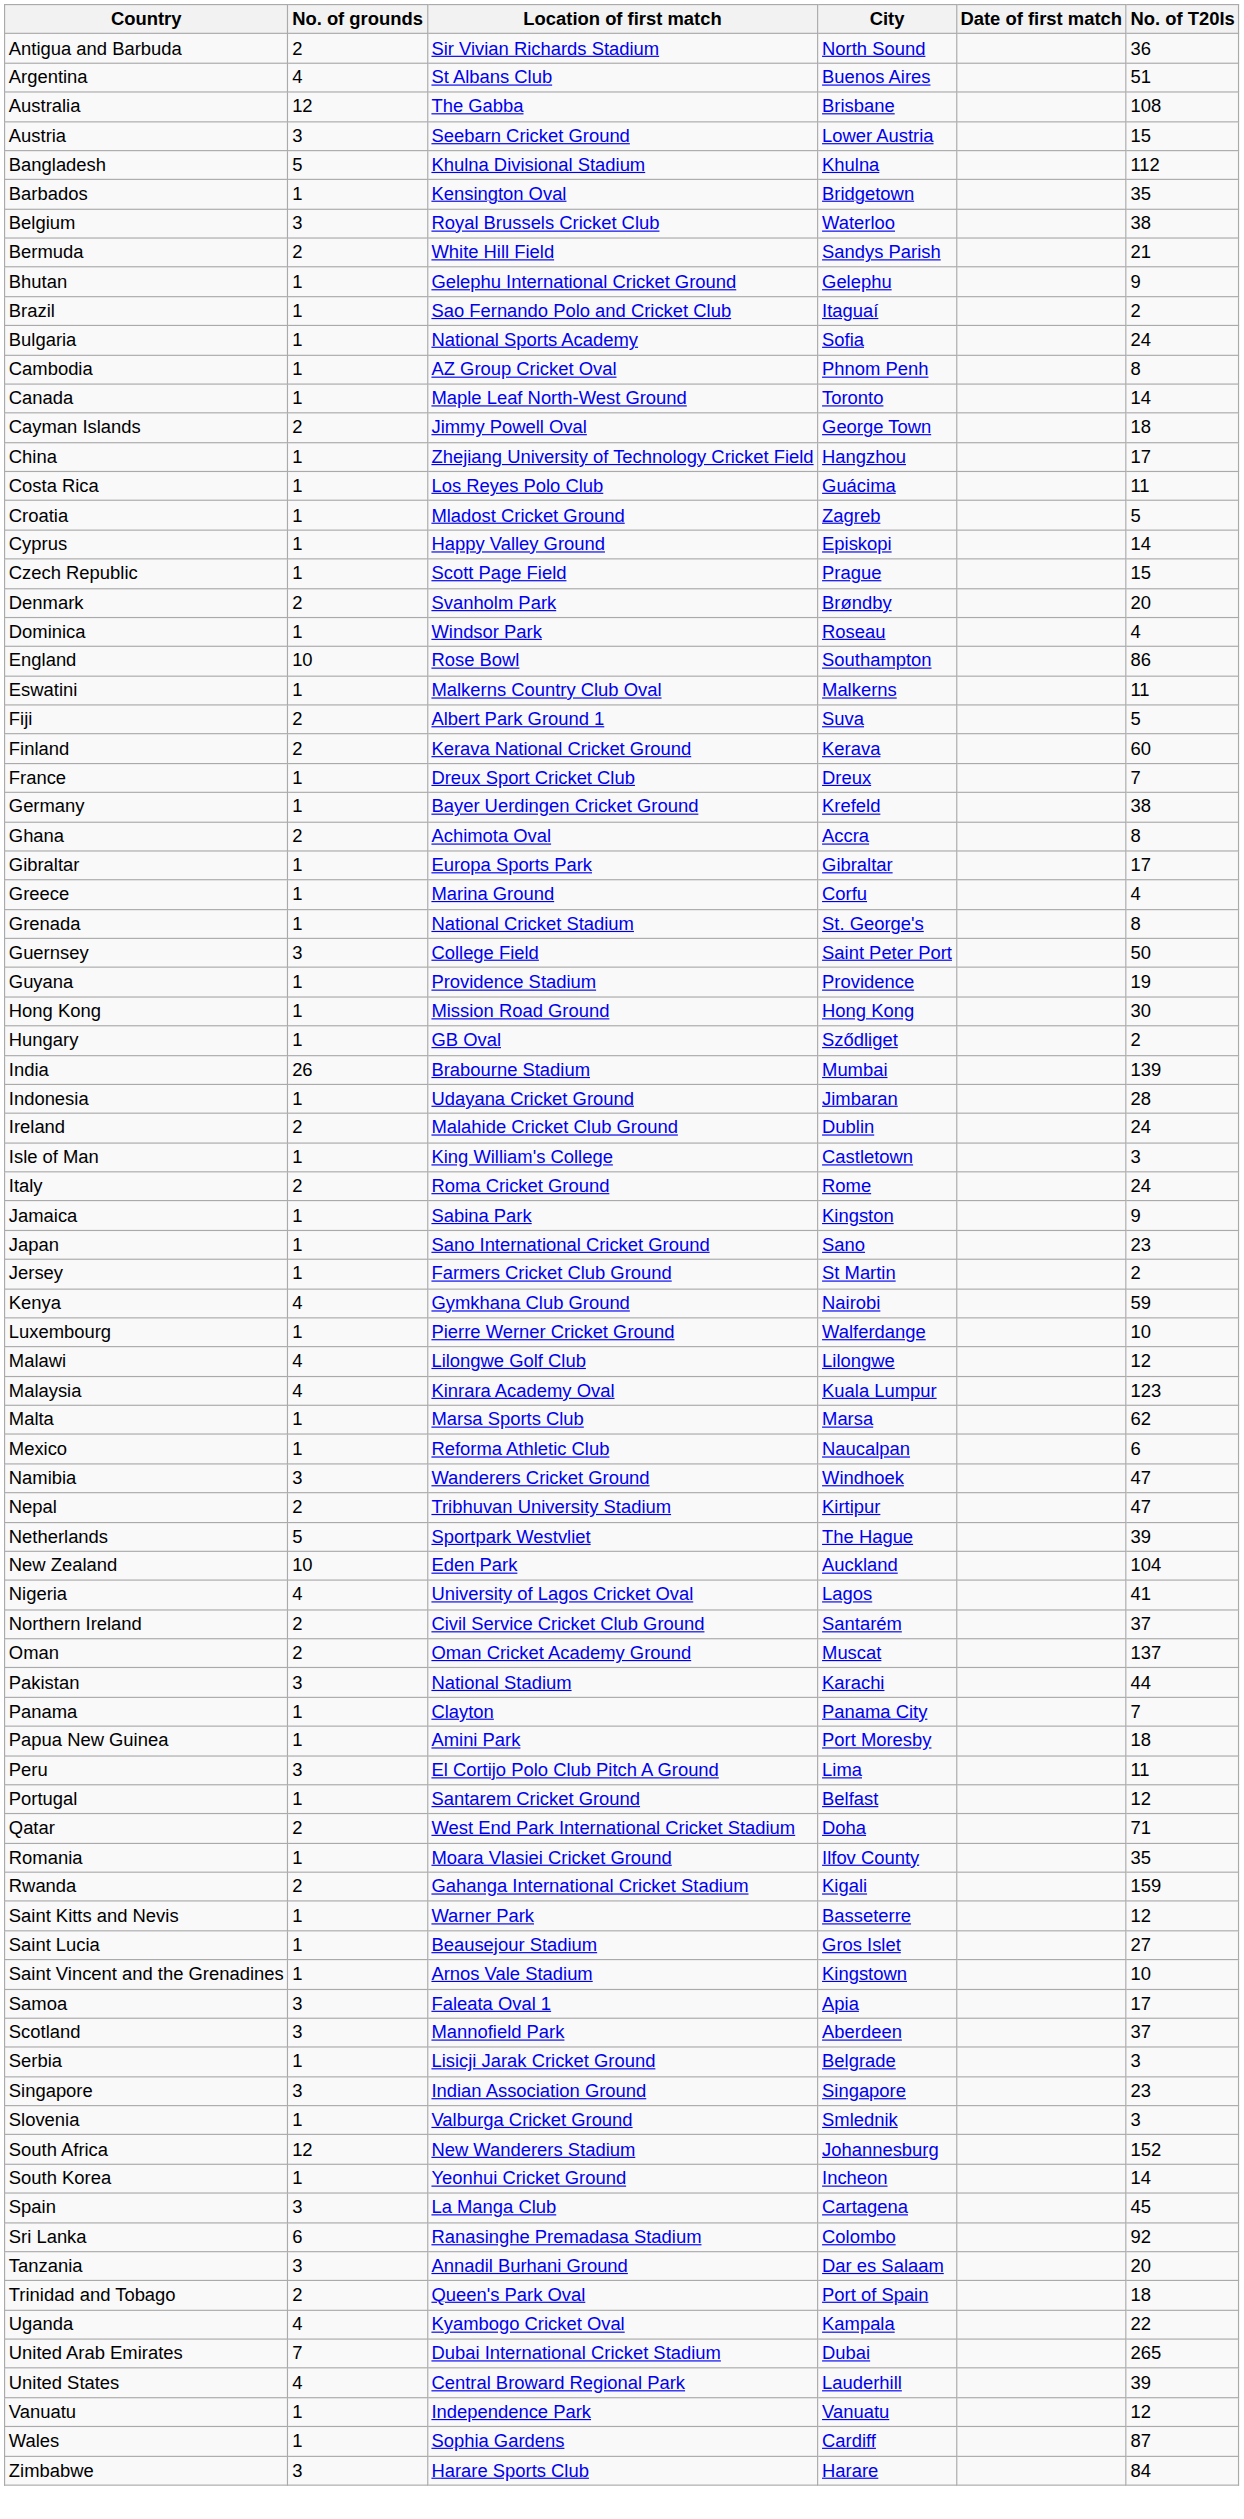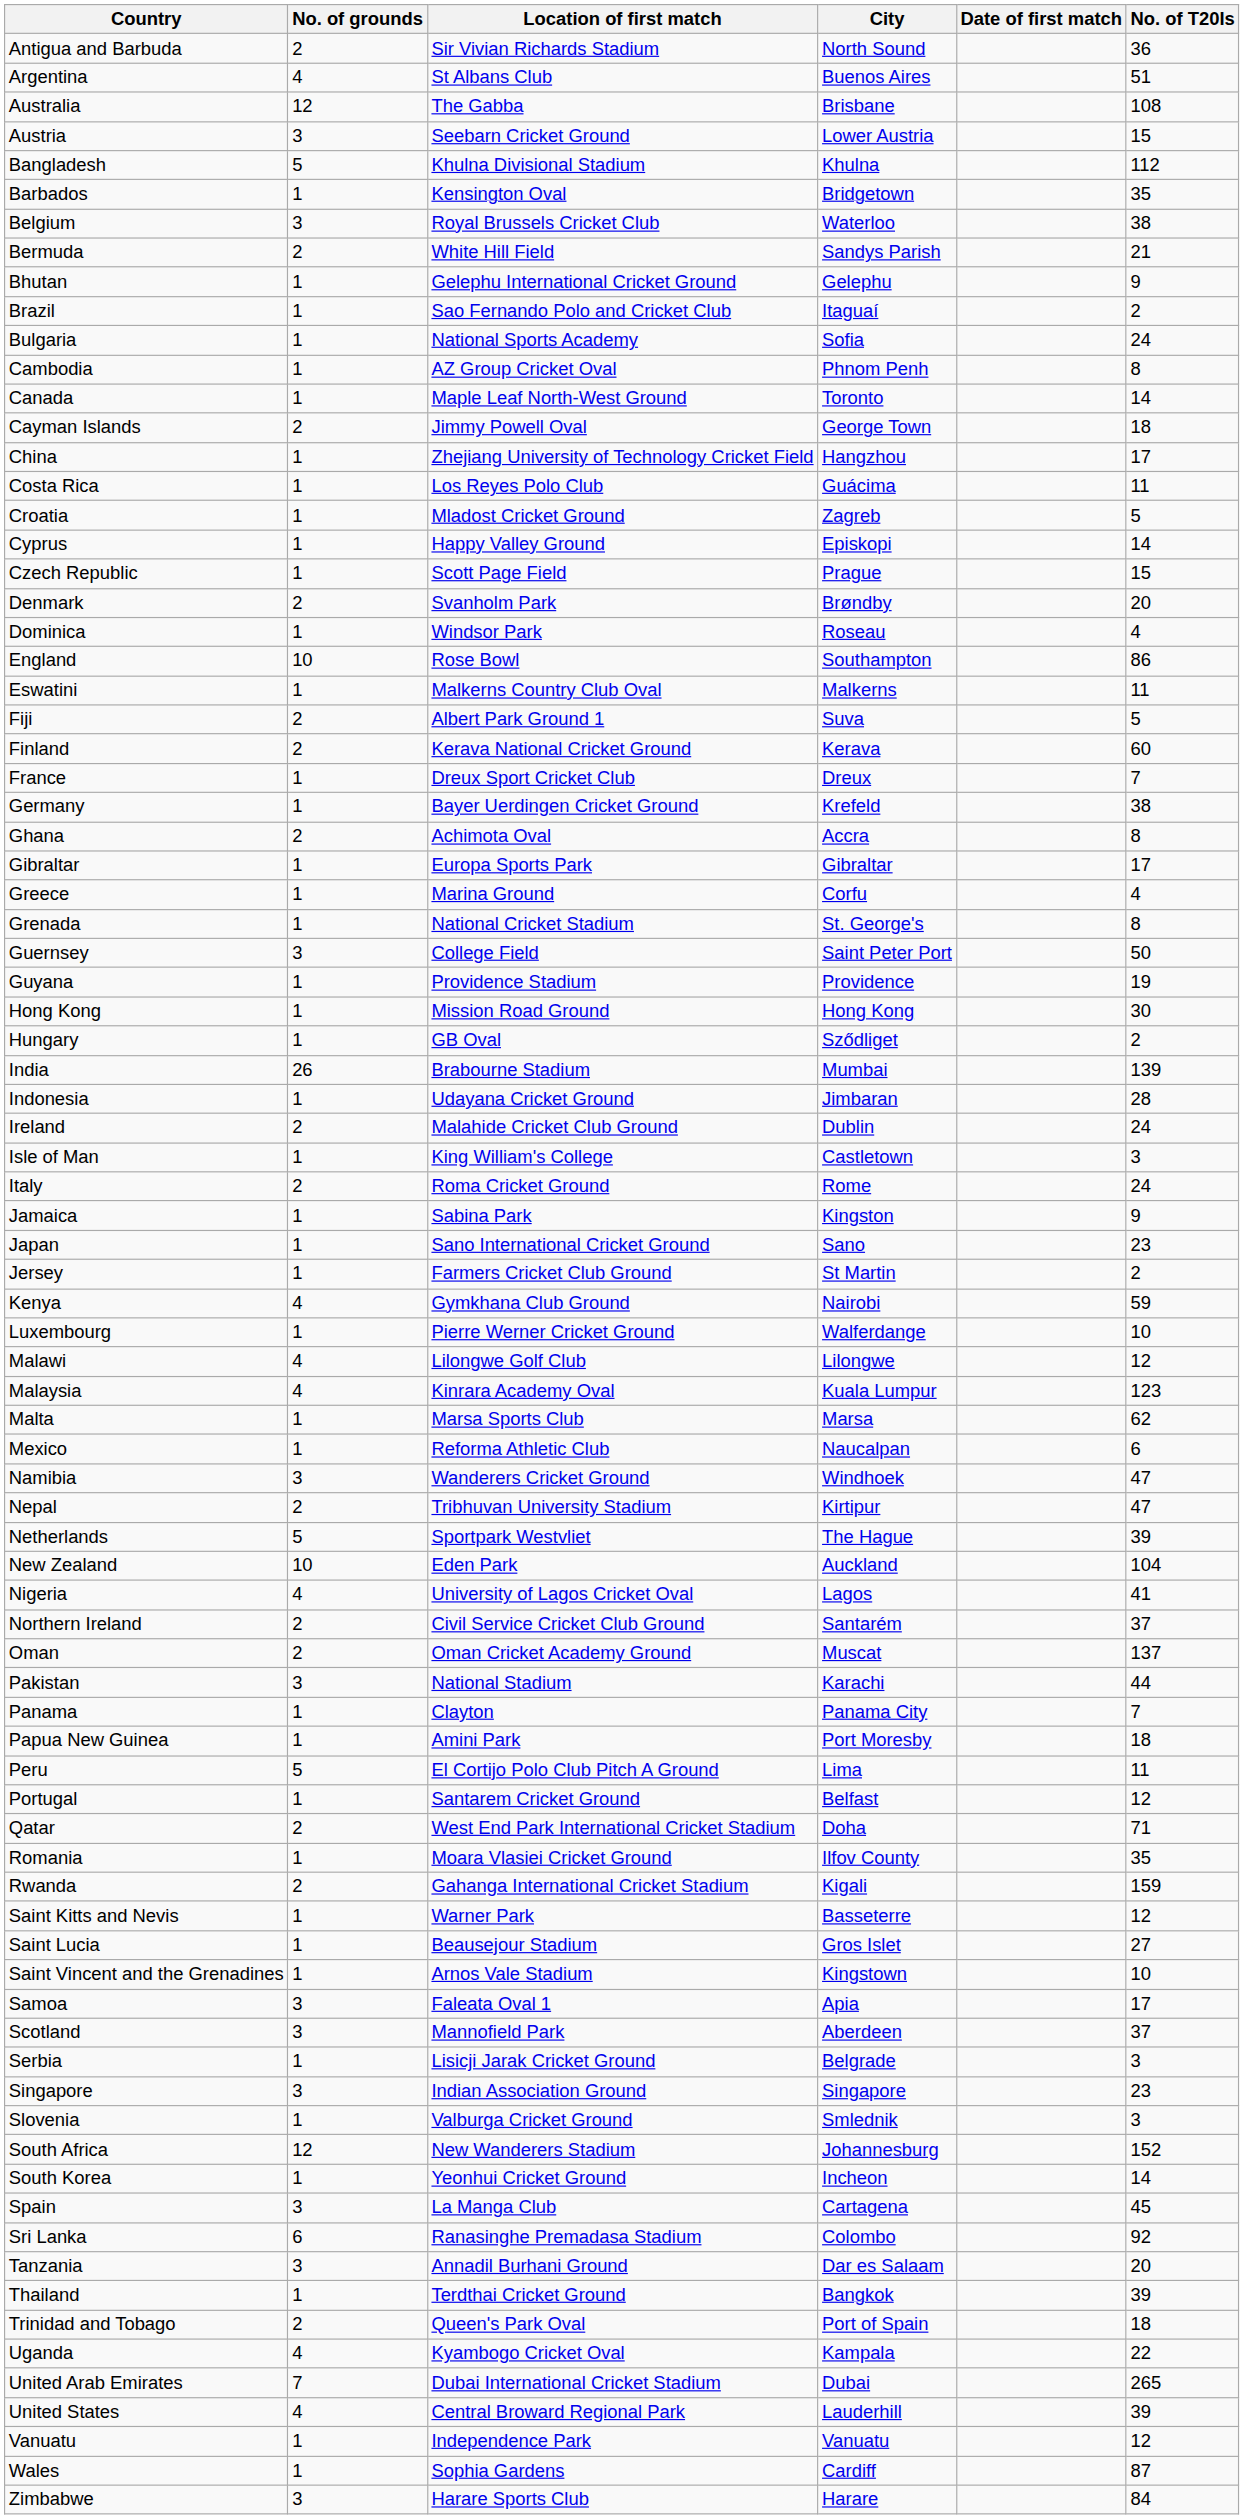(297, 1769) 3 -> (297, 1769) 5
+ row: (44, 2295)
